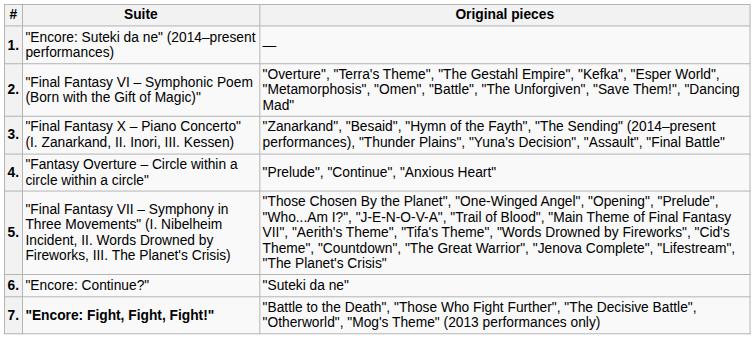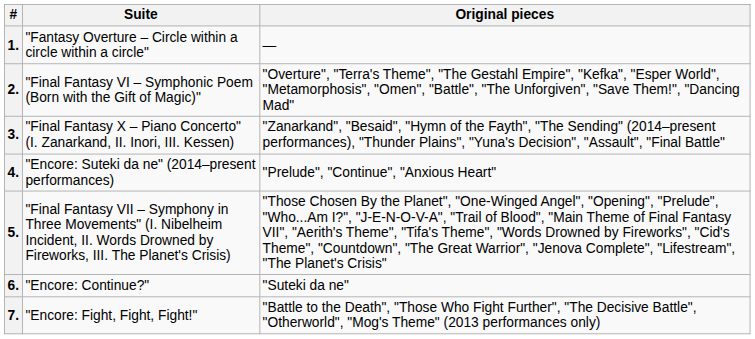(140, 44) "Encore: Suteki da ne" (2014–present performances) -> (131, 44) "Fantasy Overture – Circle within a circle within a circle"
(131, 172) "Fantasy Overture – Circle within a circle within a circle" -> (140, 172) "Encore: Suteki da ne" (2014–present performances)
(120, 315) bold -> (111, 315) normal
